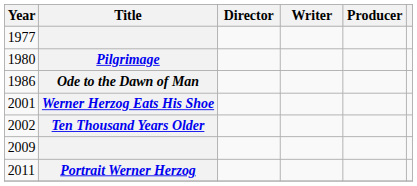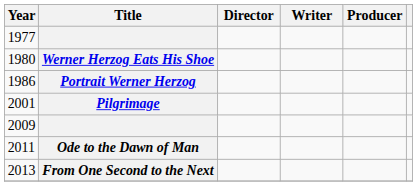(128, 59) Pilgrimage -> (128, 59) Werner Herzog Eats His Shoe
(128, 81) Ode to the Dawn of Man -> (128, 81) Portrait Werner Herzog
(128, 103) Werner Herzog Eats His Shoe -> (128, 103) Pilgrimage
- row: (22, 125)
(128, 170) Portrait Werner Herzog -> (128, 147) Ode to the Dawn of Man
+ row: (22, 170)
